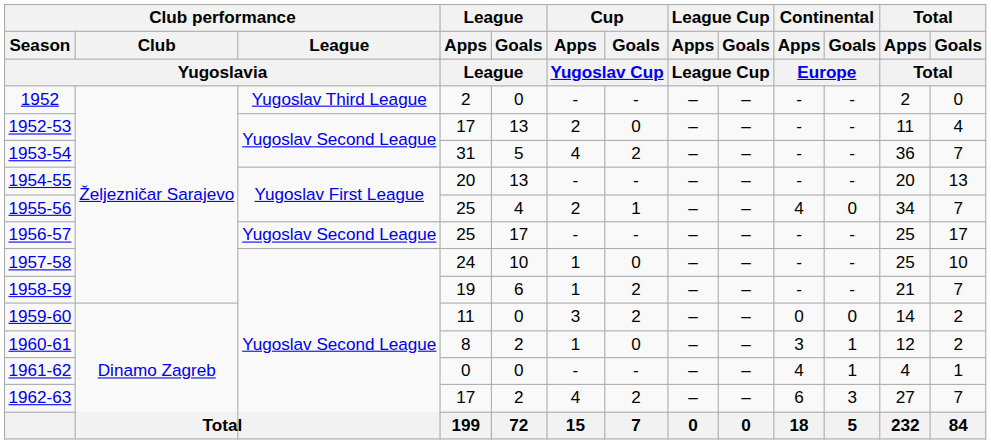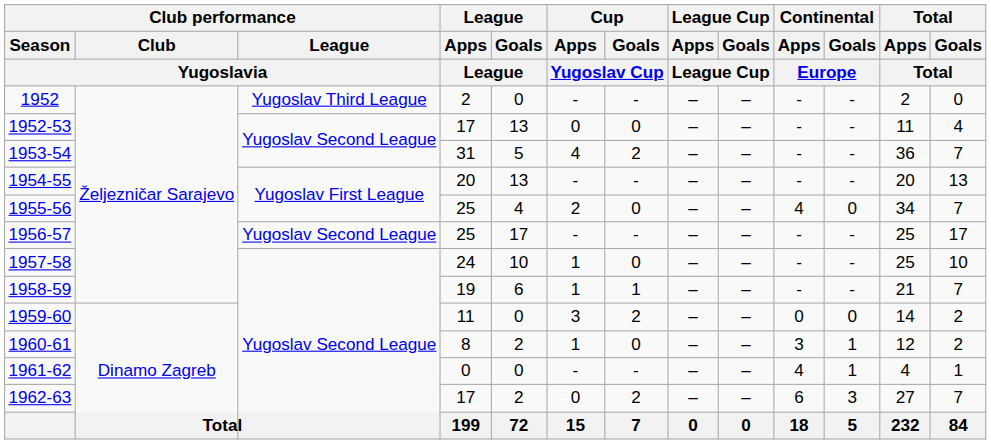(575, 126) 2 -> (575, 126) 0
(636, 208) 1 -> (636, 208) 0
(636, 289) 2 -> (636, 289) 1
(575, 398) 4 -> (575, 398) 0
